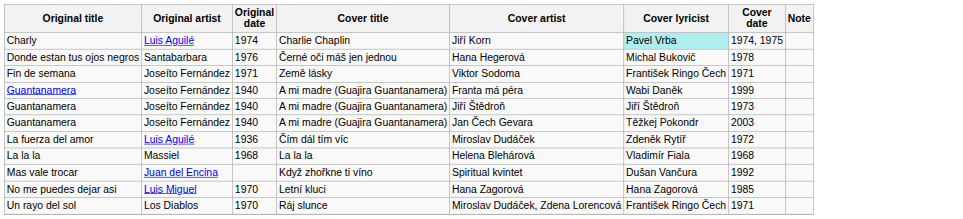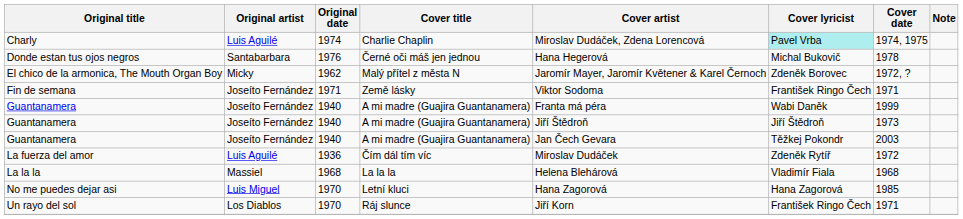(471, 40) Jiří Korn -> (620, 40) Miroslav Dudáček, Zdena Lorencová
+ row: (114, 73)
- row: (42, 172)
(537, 205) Miroslav Dudáček, Zdena Lorencová -> (554, 205) Jiří Korn
